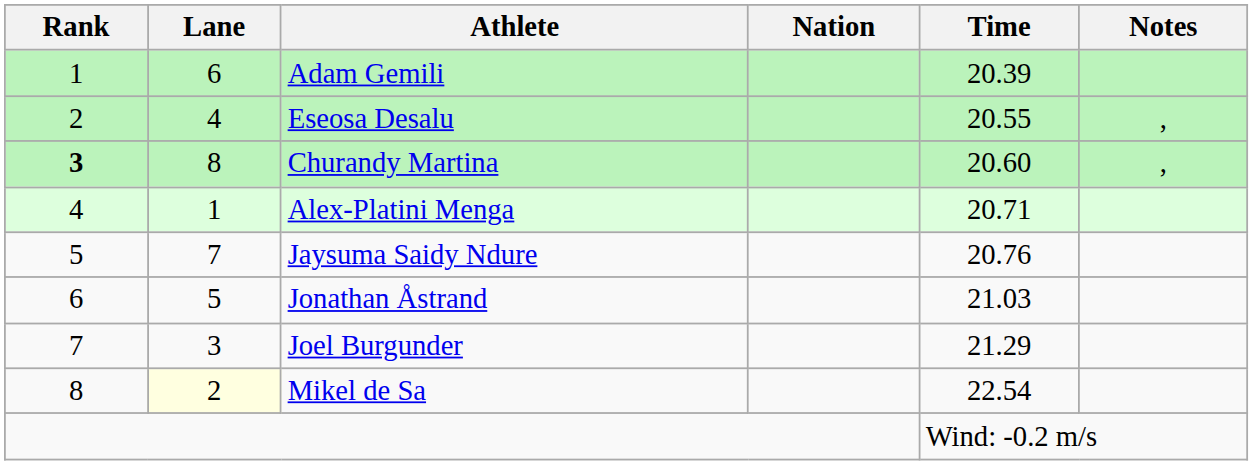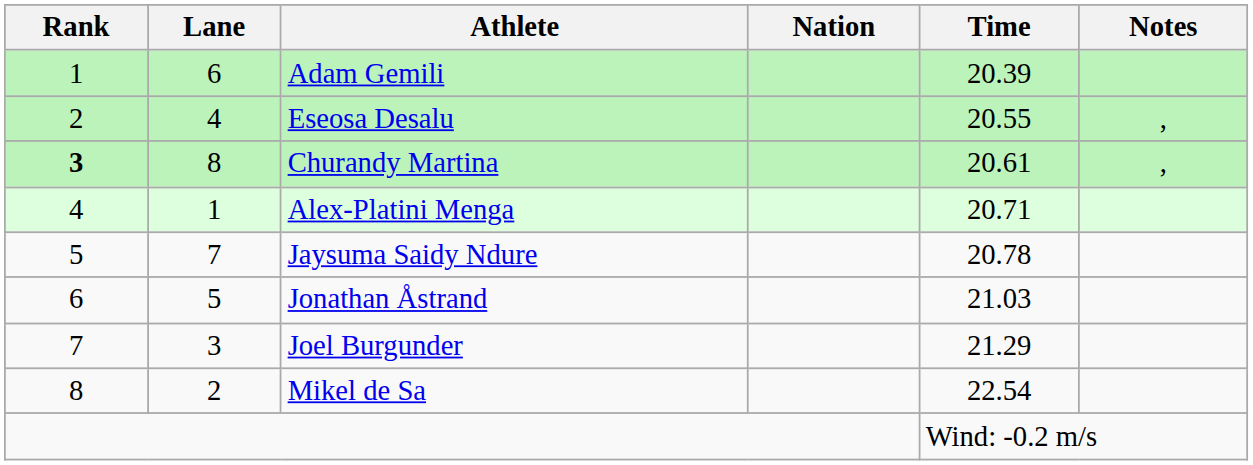(999, 163) 20.60 -> (999, 163) 20.61
(999, 254) 20.76 -> (999, 254) 20.78
(214, 390) lightyellow background -> (214, 390) no background
